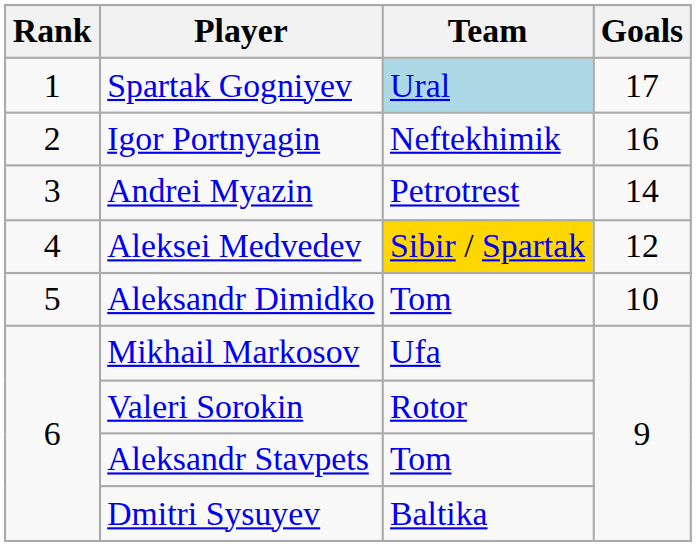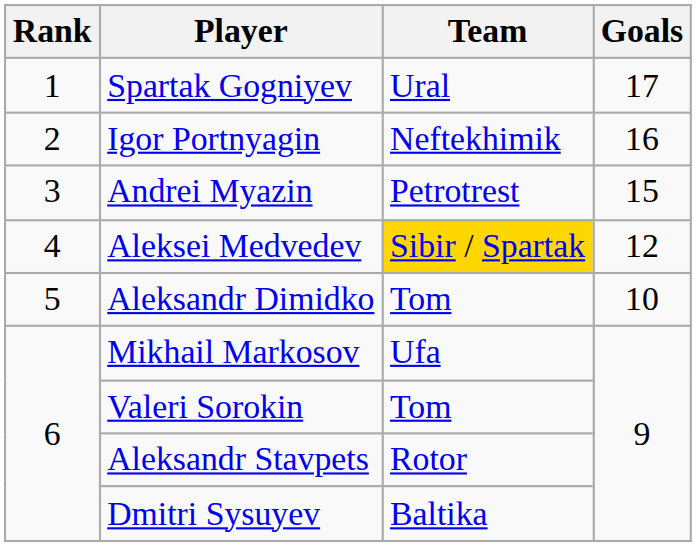(420, 84) lightblue background -> (420, 84) no background
(642, 191) 14 -> (642, 191) 15
(428, 406) Rotor -> (421, 406) Tom
(421, 459) Tom -> (428, 459) Rotor
